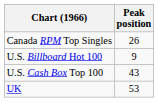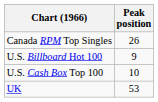(134, 72) 43 -> (134, 72) 10
